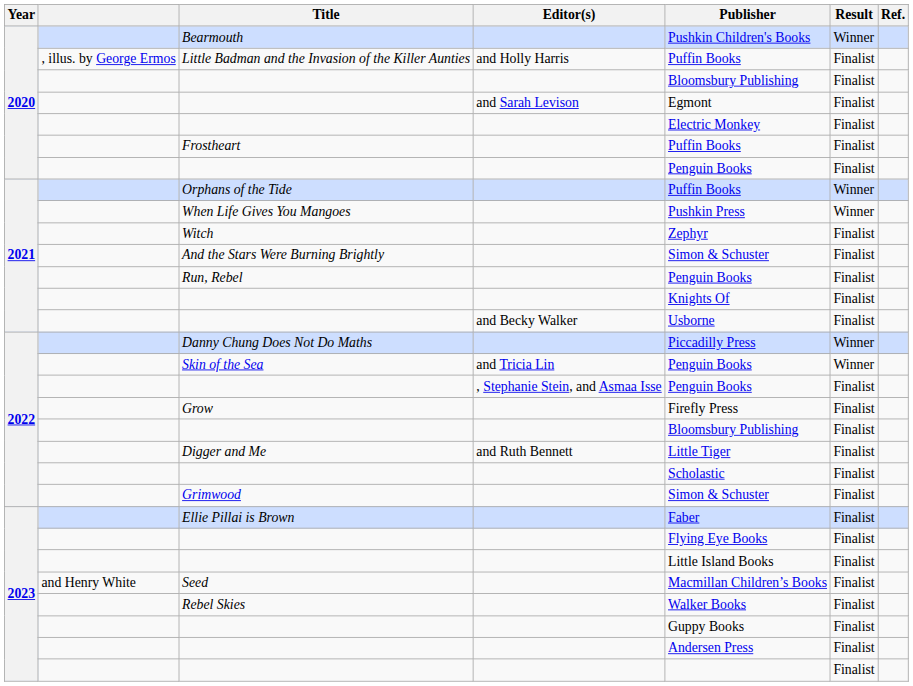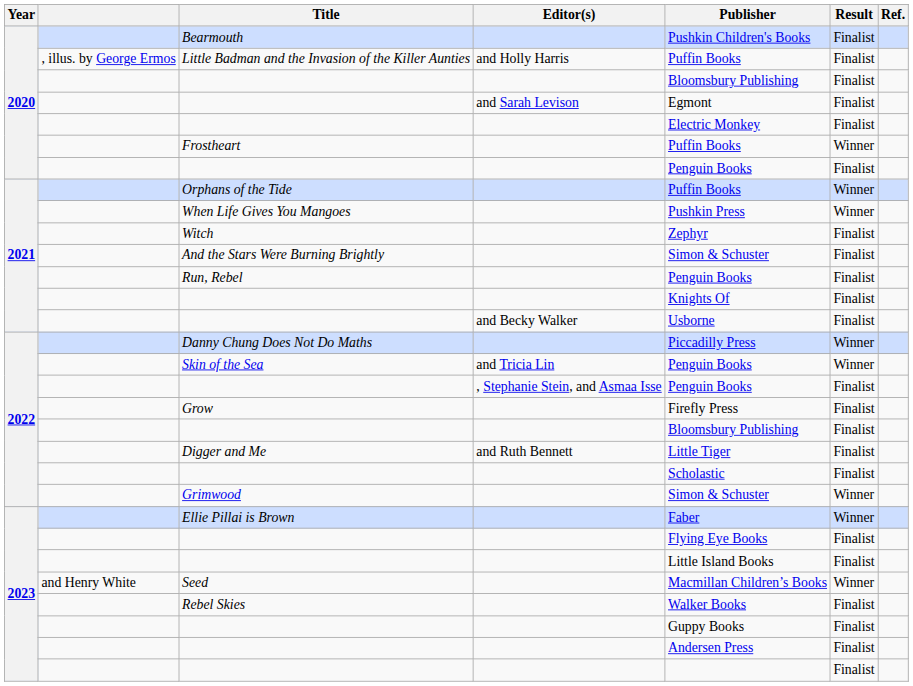(854, 37) Winner -> (854, 37) Finalist
(854, 146) Finalist -> (854, 146) Winner
(854, 495) Finalist -> (854, 495) Winner
(854, 517) Finalist -> (854, 517) Winner
(854, 582) Finalist -> (854, 582) Winner
